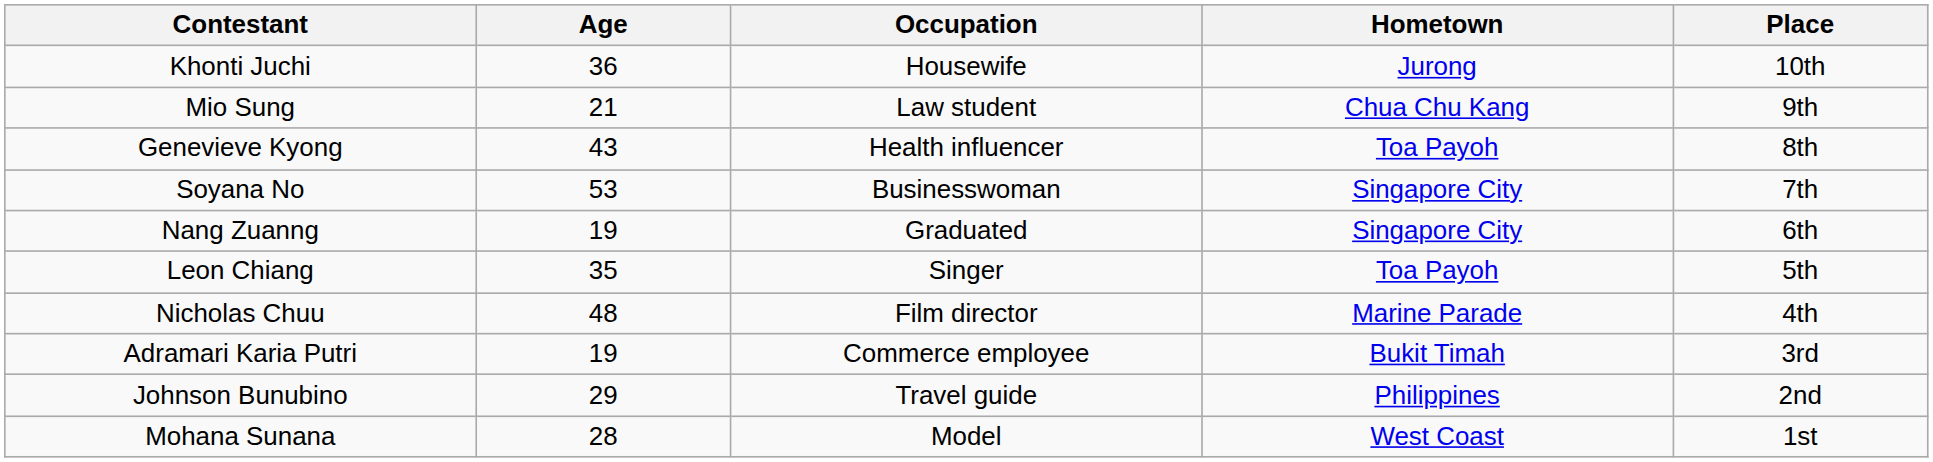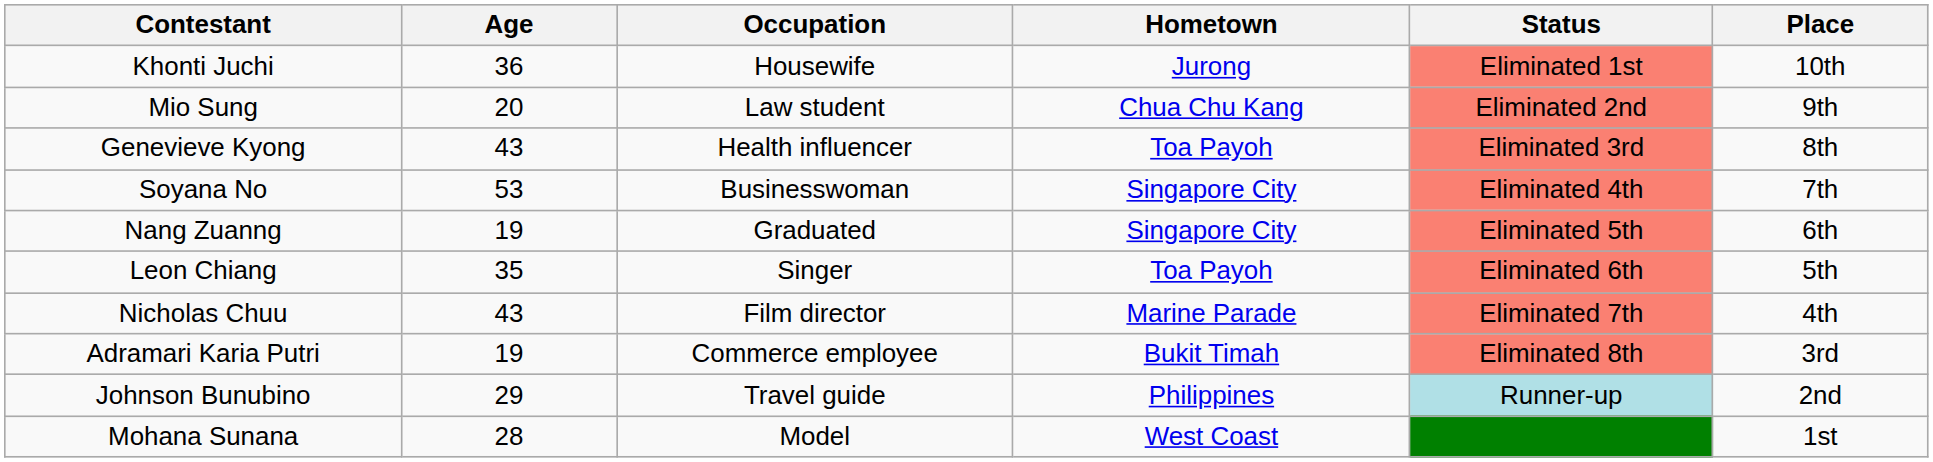+ column: (1561, 25)
(603, 107) 21 -> (509, 107) 20
(603, 312) 48 -> (509, 312) 43
